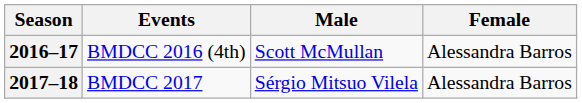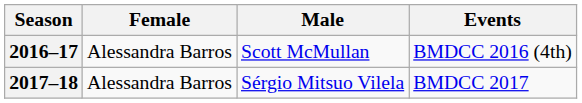columns swapped: (499, 20) <-> (166, 20)
